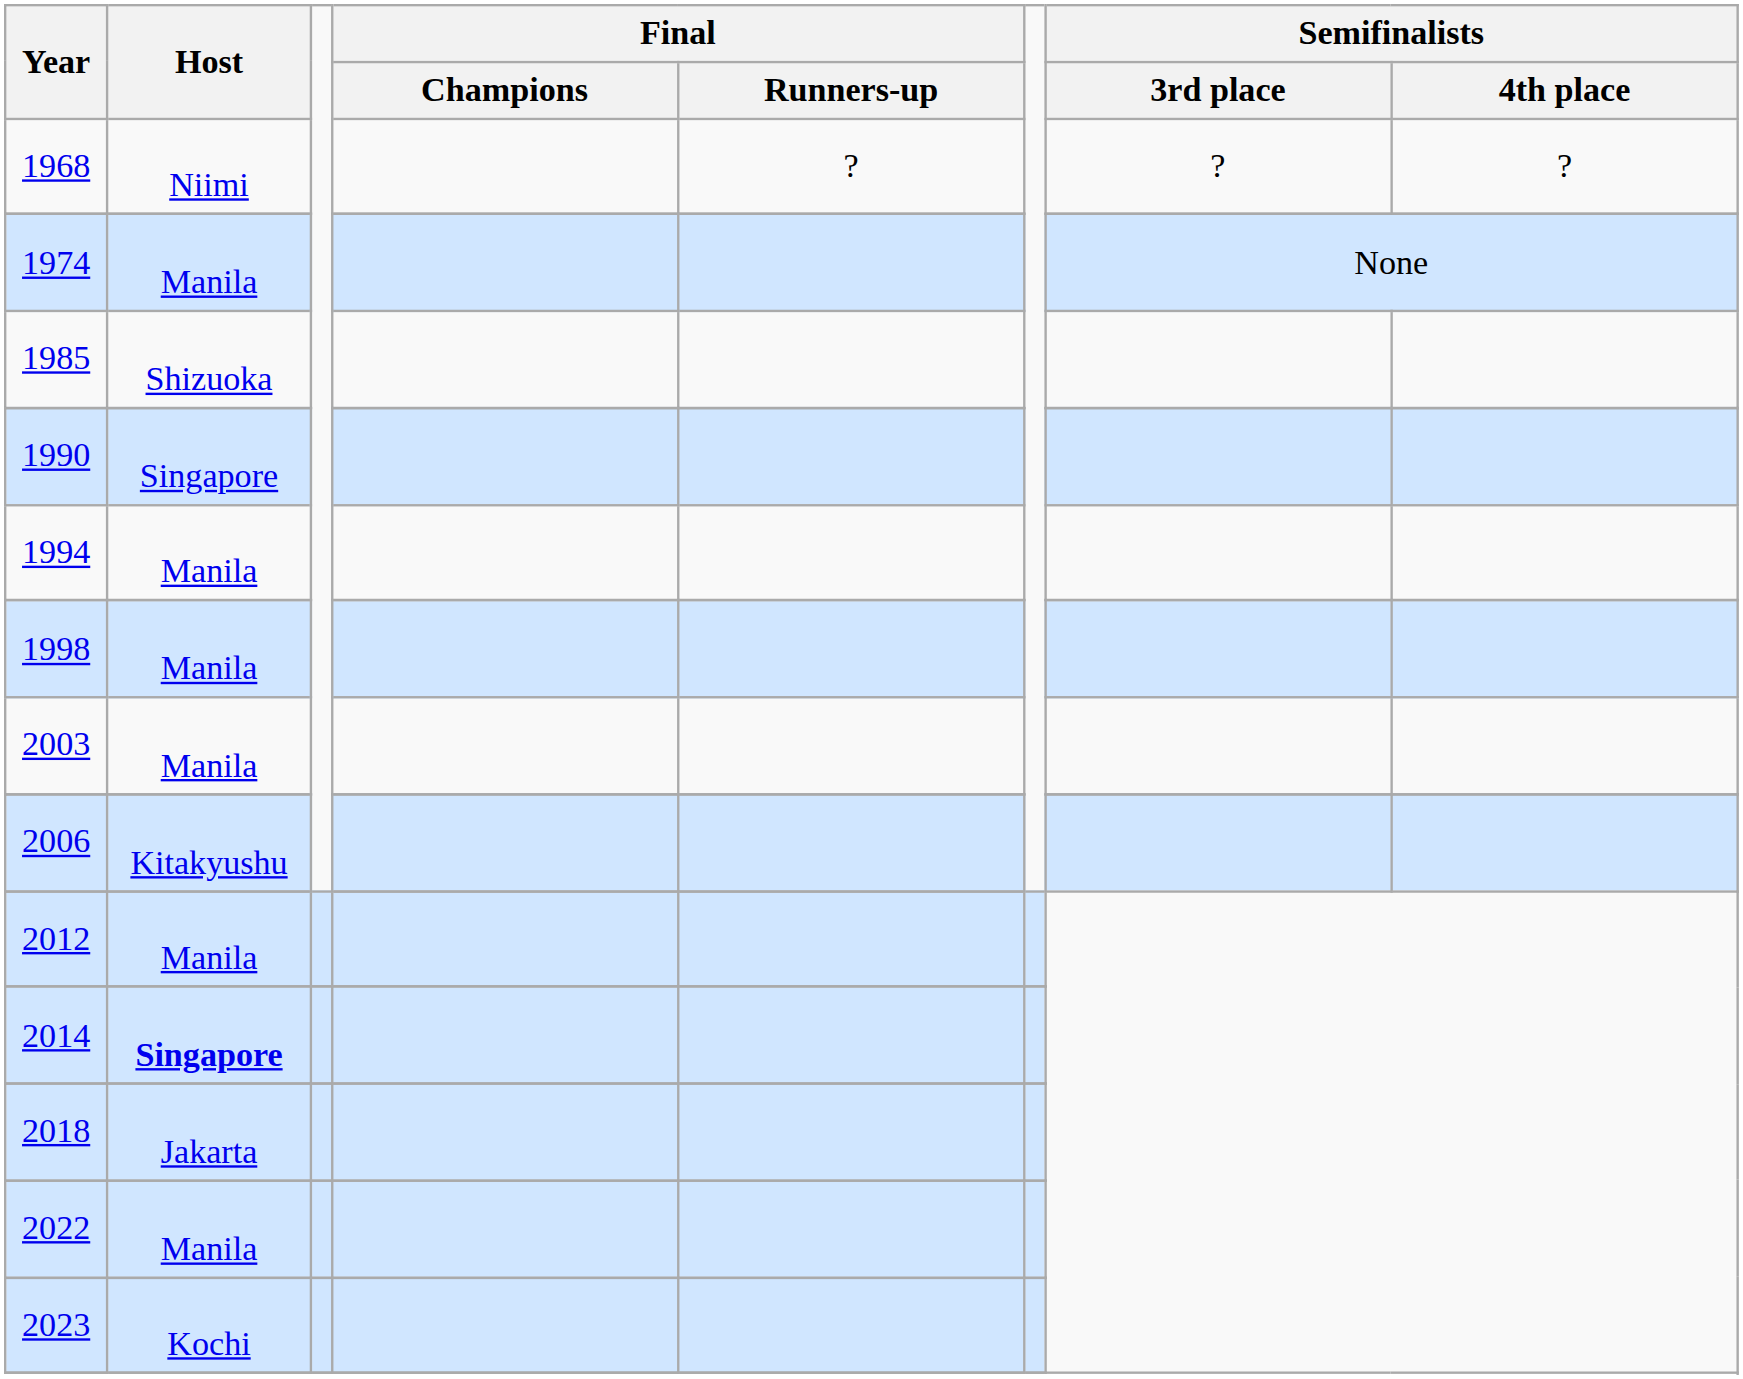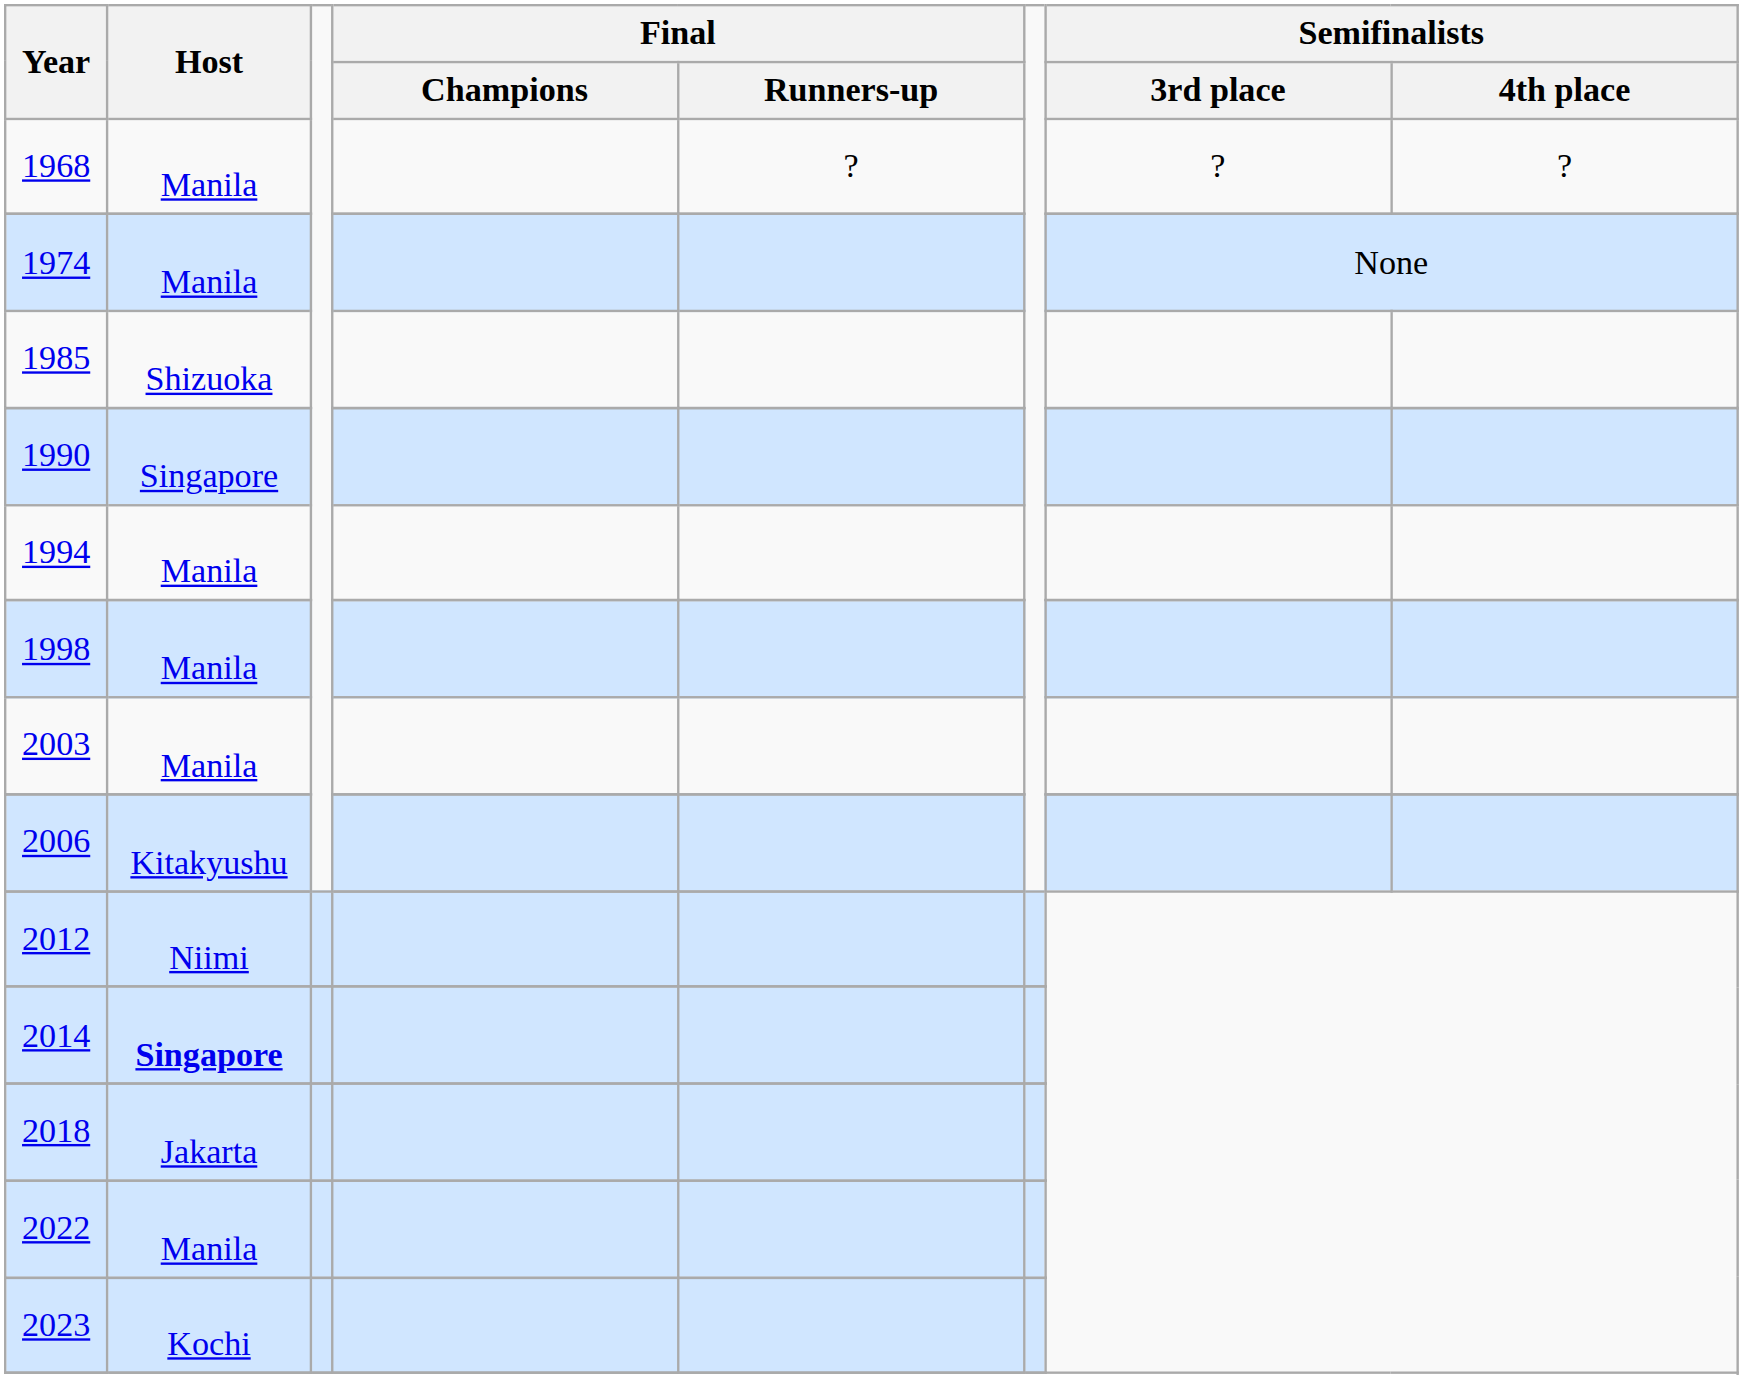(209, 185) Niimi -> (209, 185) Manila
(209, 958) Manila -> (209, 958) Niimi
